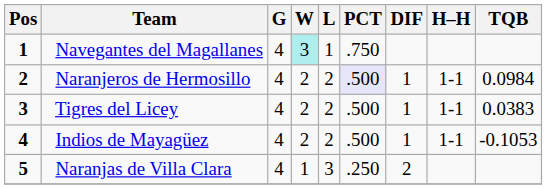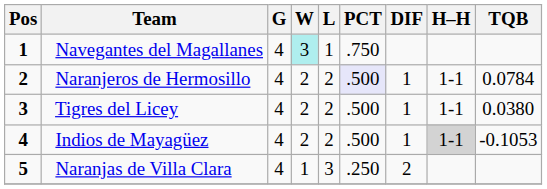(508, 79) 0.0984 -> (508, 79) 0.0784
(508, 109) 0.0383 -> (508, 109) 0.0380
(451, 139) no background -> (451, 139) lightgrey background
